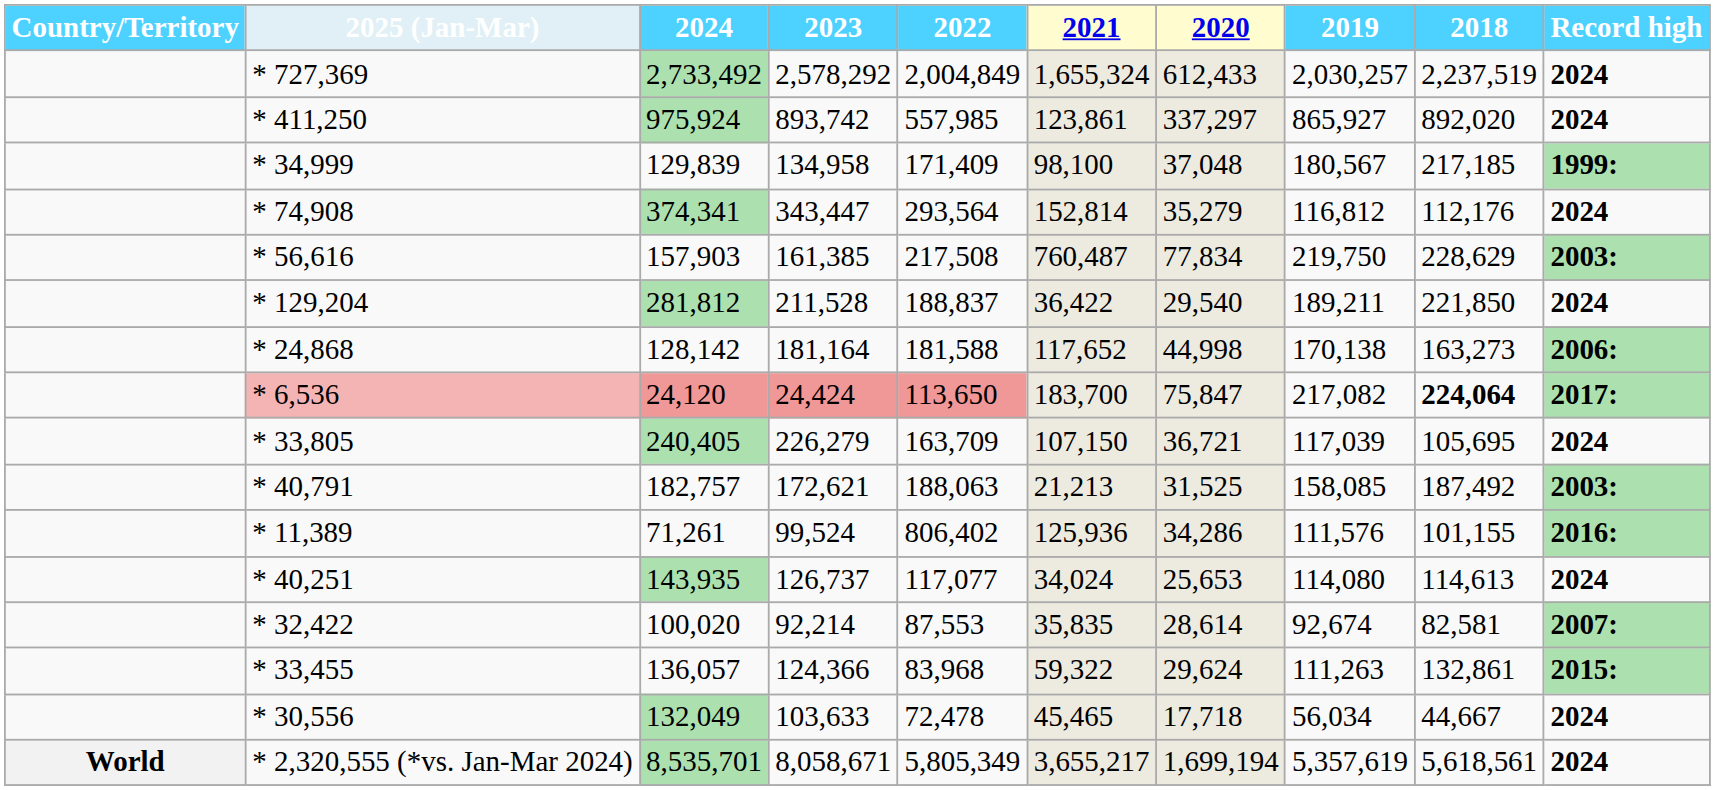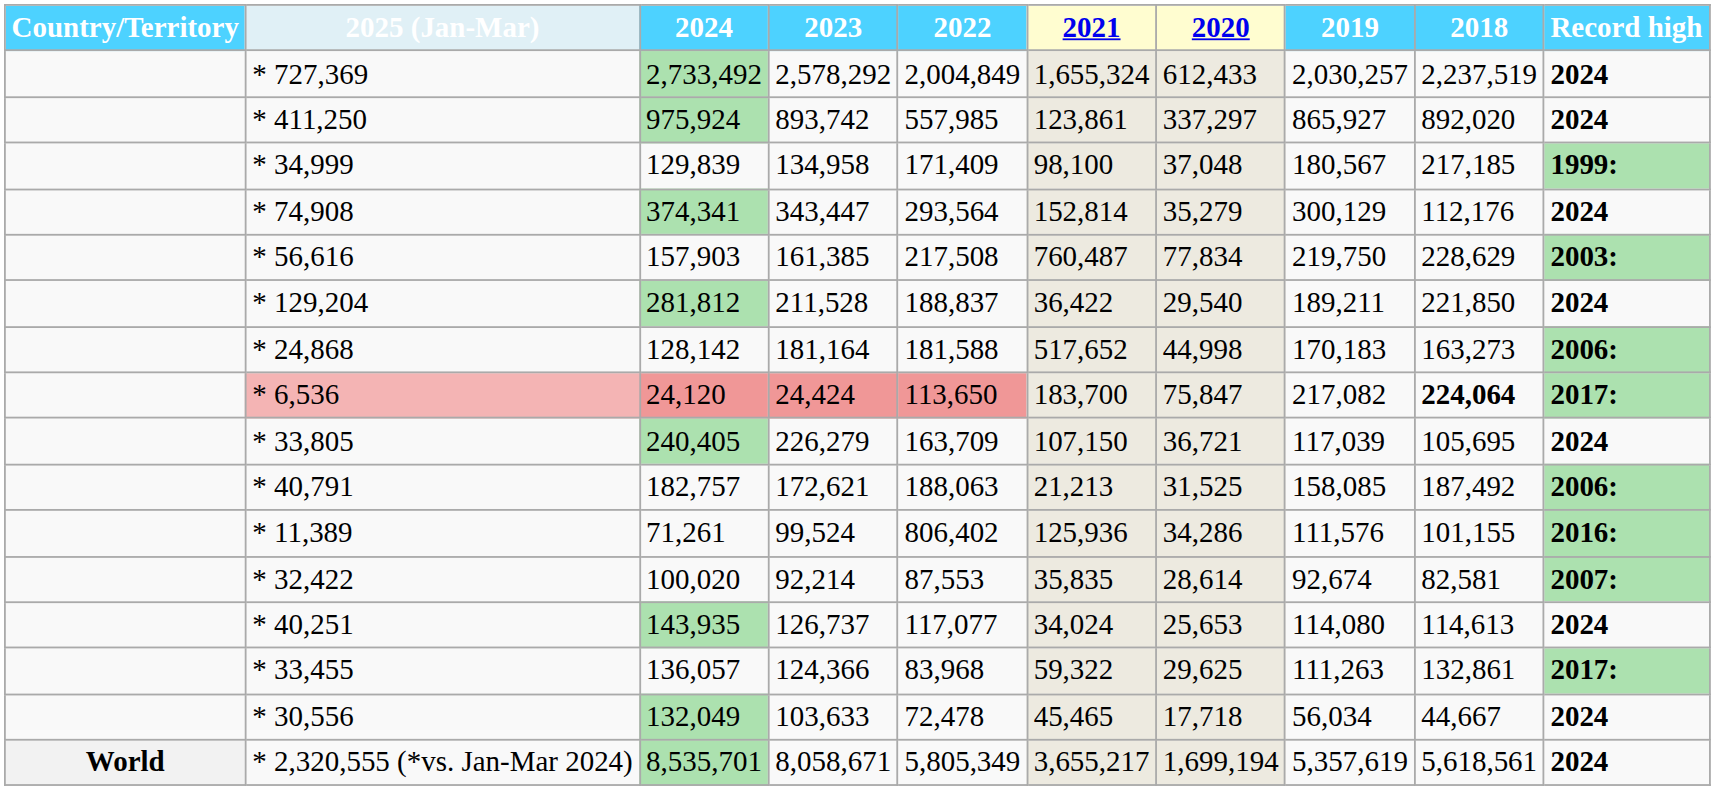(1339, 211) 116,812 -> (1339, 211) 300,129
(1080, 348) 117,652 -> (1081, 348) 517,652
(1339, 348) 170,138 -> (1339, 348) 170,183
(1584, 486) 2003: -> (1584, 486) 2006:
rows swapped: (303, 624) <-> (303, 578)
(1203, 670) 29,624 -> (1203, 670) 29,625
(1584, 670) 2015: -> (1584, 670) 2017:
